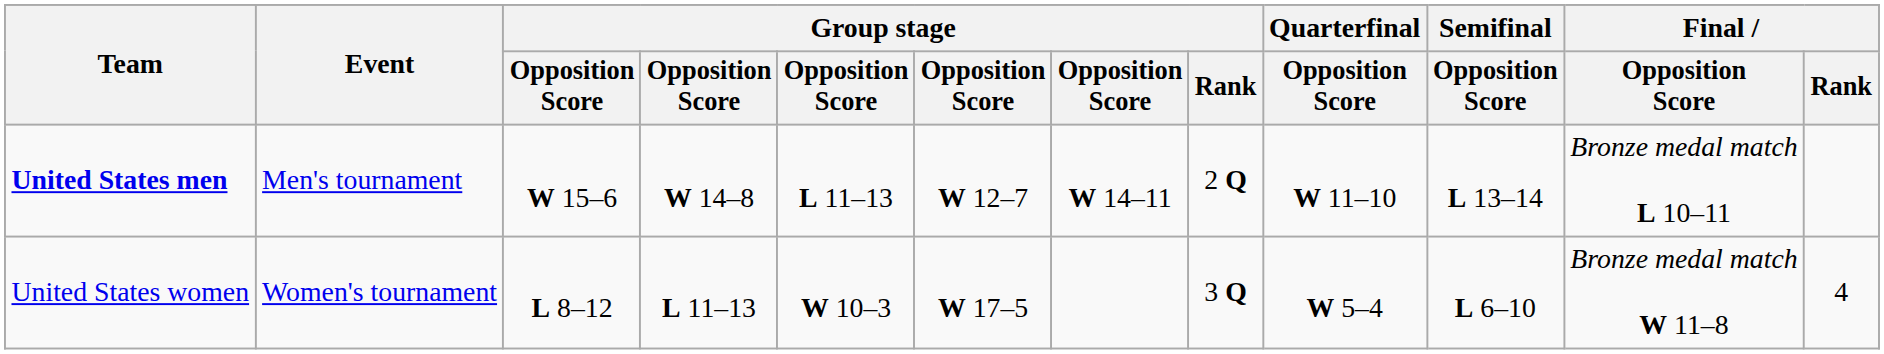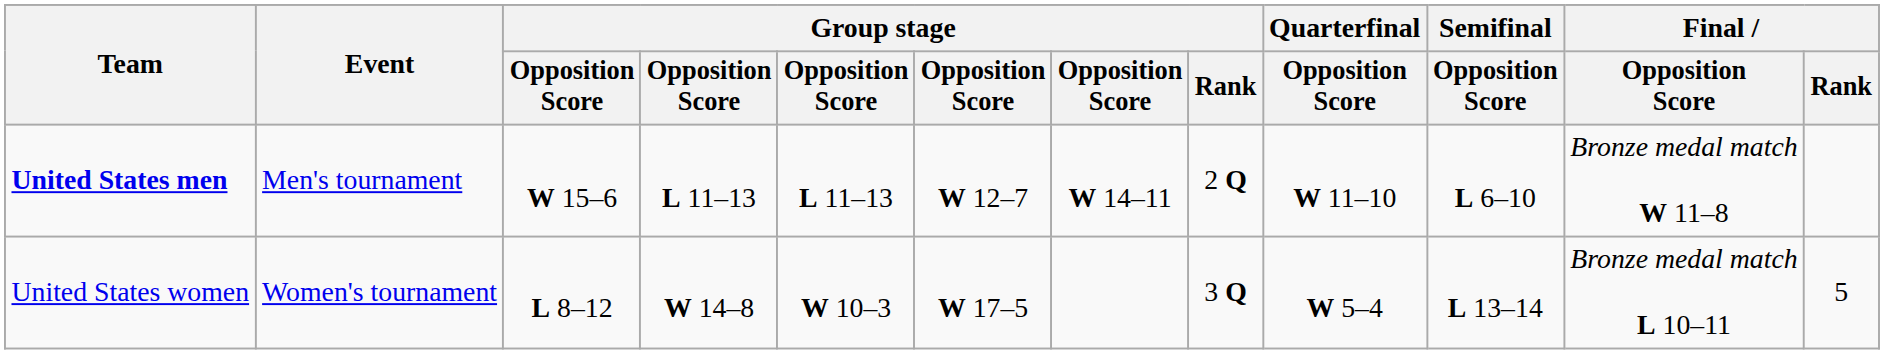(709, 197) W 14–8 -> (709, 197) L 11–13
(1495, 197) L 13–14 -> (1495, 197) L 6–10
(1684, 180) Bronze medal match L 10–11 -> (1684, 180) Bronze medal match W 11–8
(709, 308) L 11–13 -> (709, 308) W 14–8
(1495, 308) L 6–10 -> (1495, 308) L 13–14
(1684, 292) Bronze medal match W 11–8 -> (1684, 292) Bronze medal match L 10–11
(1841, 292) 4 -> (1841, 292) 5
